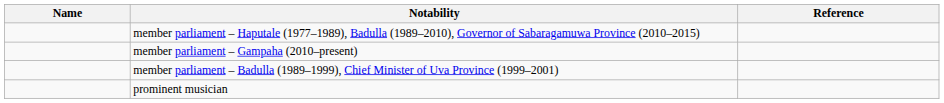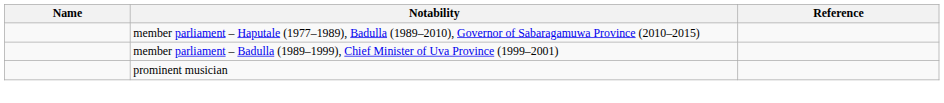- row: (245, 51)
